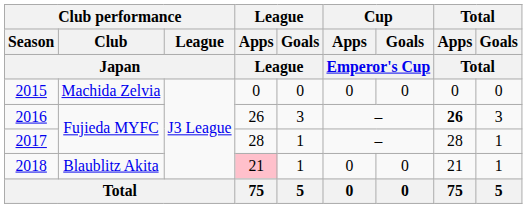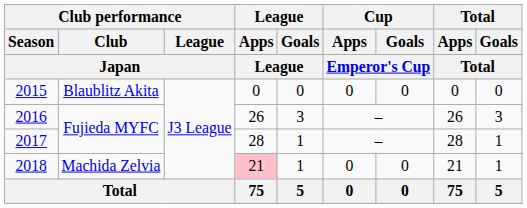(111, 91) Machida Zelvia -> (111, 91) Blaublitz Akita
(455, 116) bold -> (455, 116) normal
(111, 166) Blaublitz Akita -> (111, 166) Machida Zelvia
